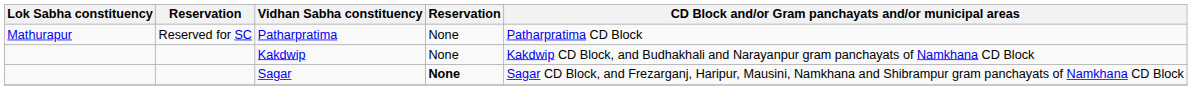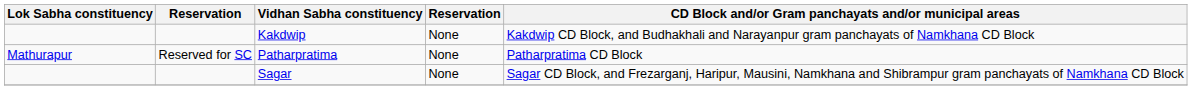rows swapped: (297, 34) <-> (282, 54)
(444, 74) bold -> (444, 74) normal
